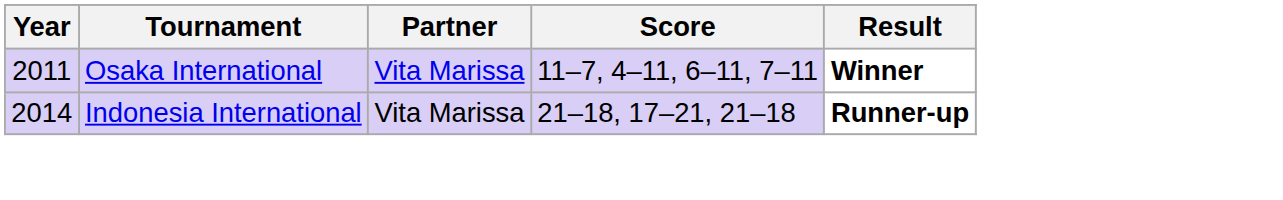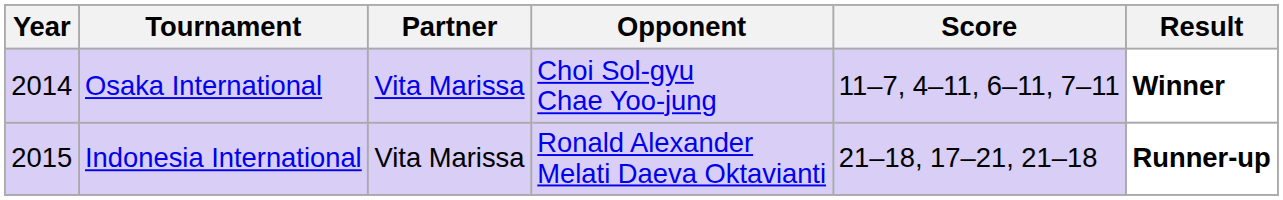+ column: (682, 27)
(42, 70) 2011 -> (42, 85) 2014
(42, 113) 2014 -> (42, 159) 2015
